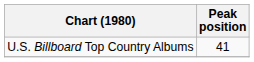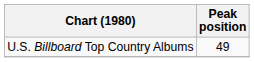(223, 47) 41 -> (223, 47) 49
